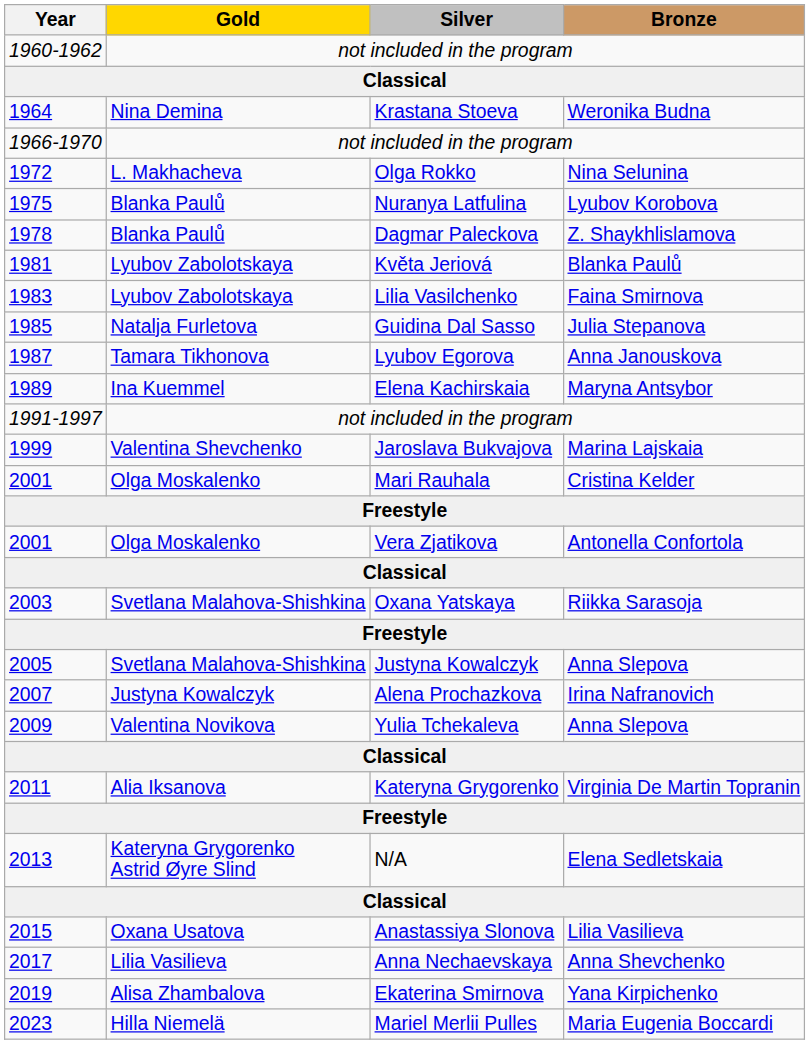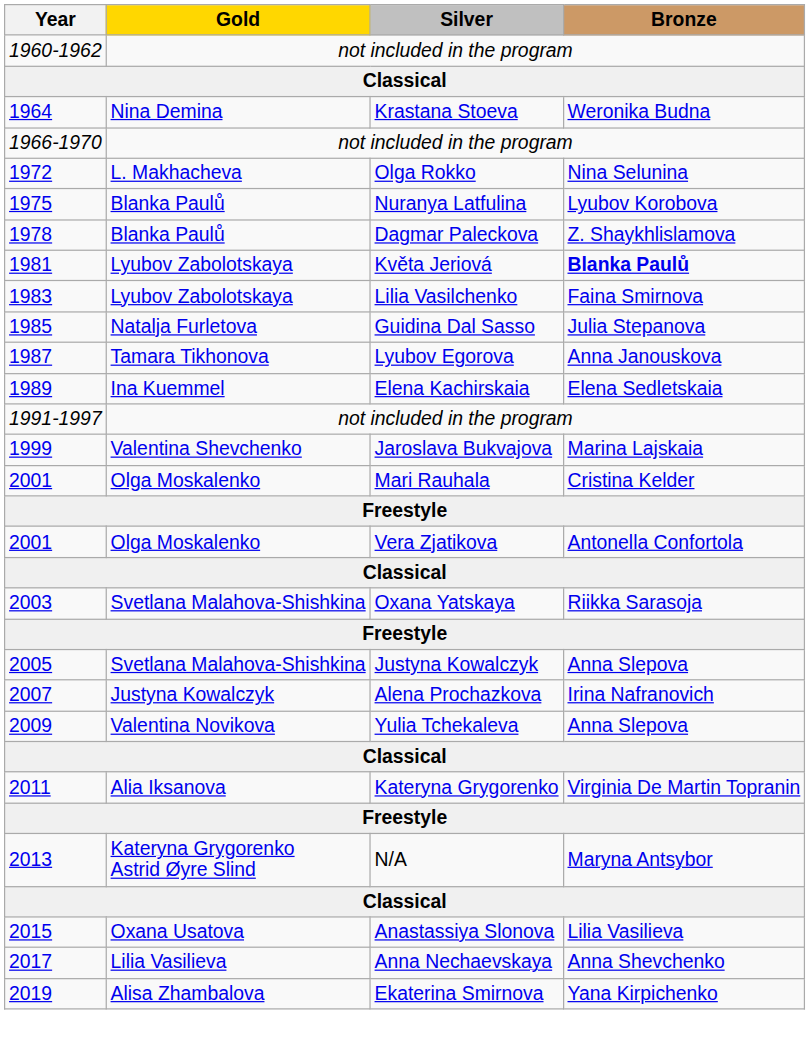(625, 265) normal -> (628, 265) bold
(640, 388) Maryna Antsybor -> (645, 388) Elena Sedletskaia
(645, 859) Elena Sedletskaia -> (640, 859) Maryna Antsybor
- row: (31, 1024)
